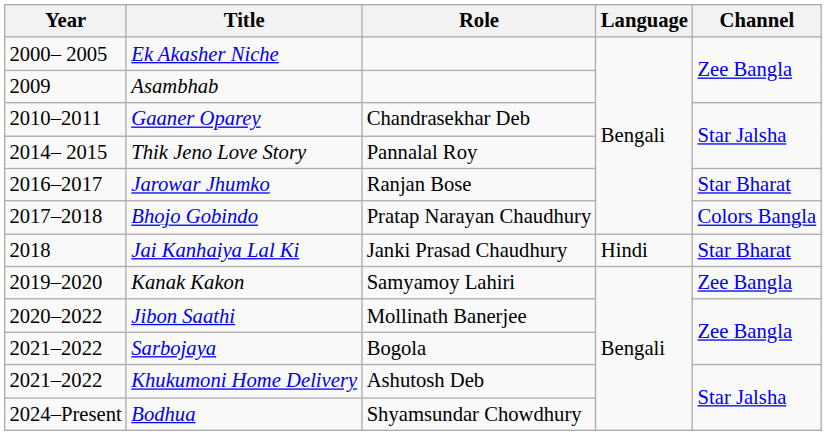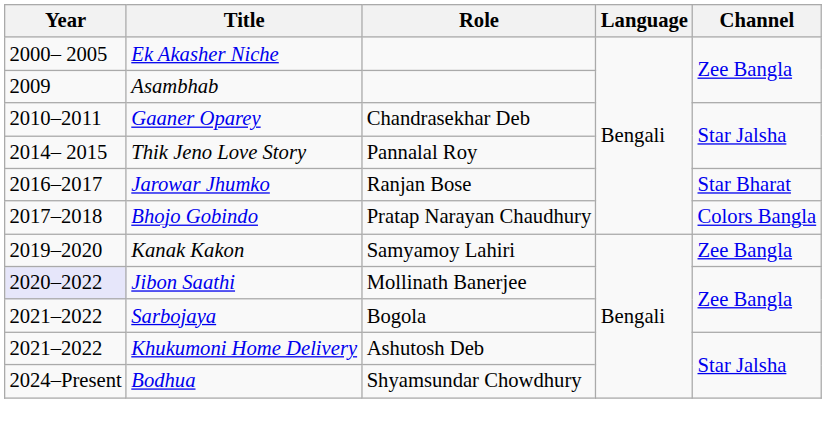- row: (215, 250)
(56, 315) no background -> (56, 282) lavender background
